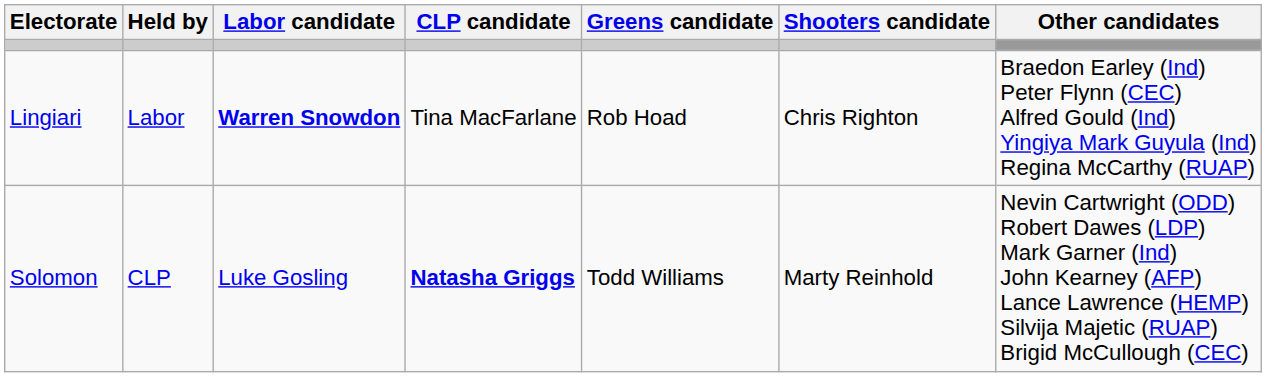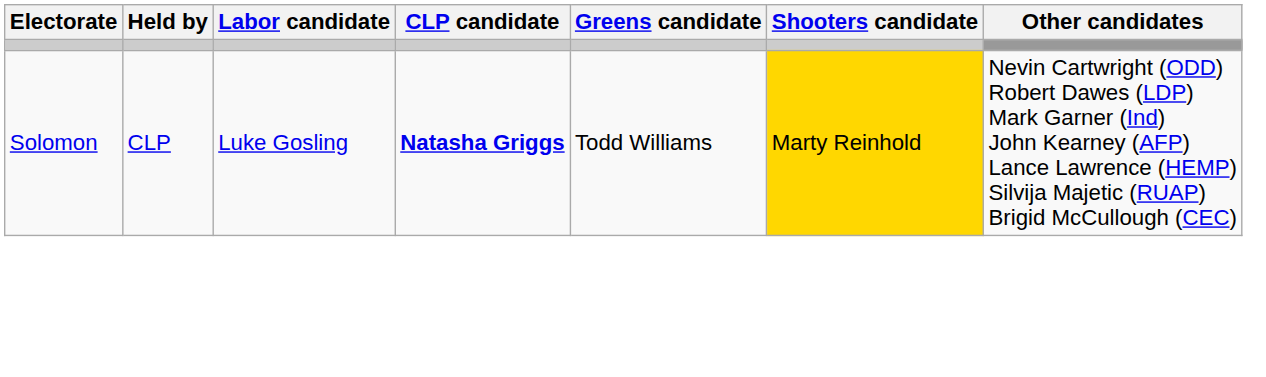- row: (46, 117)
(858, 278) no background -> (847, 142) gold background
